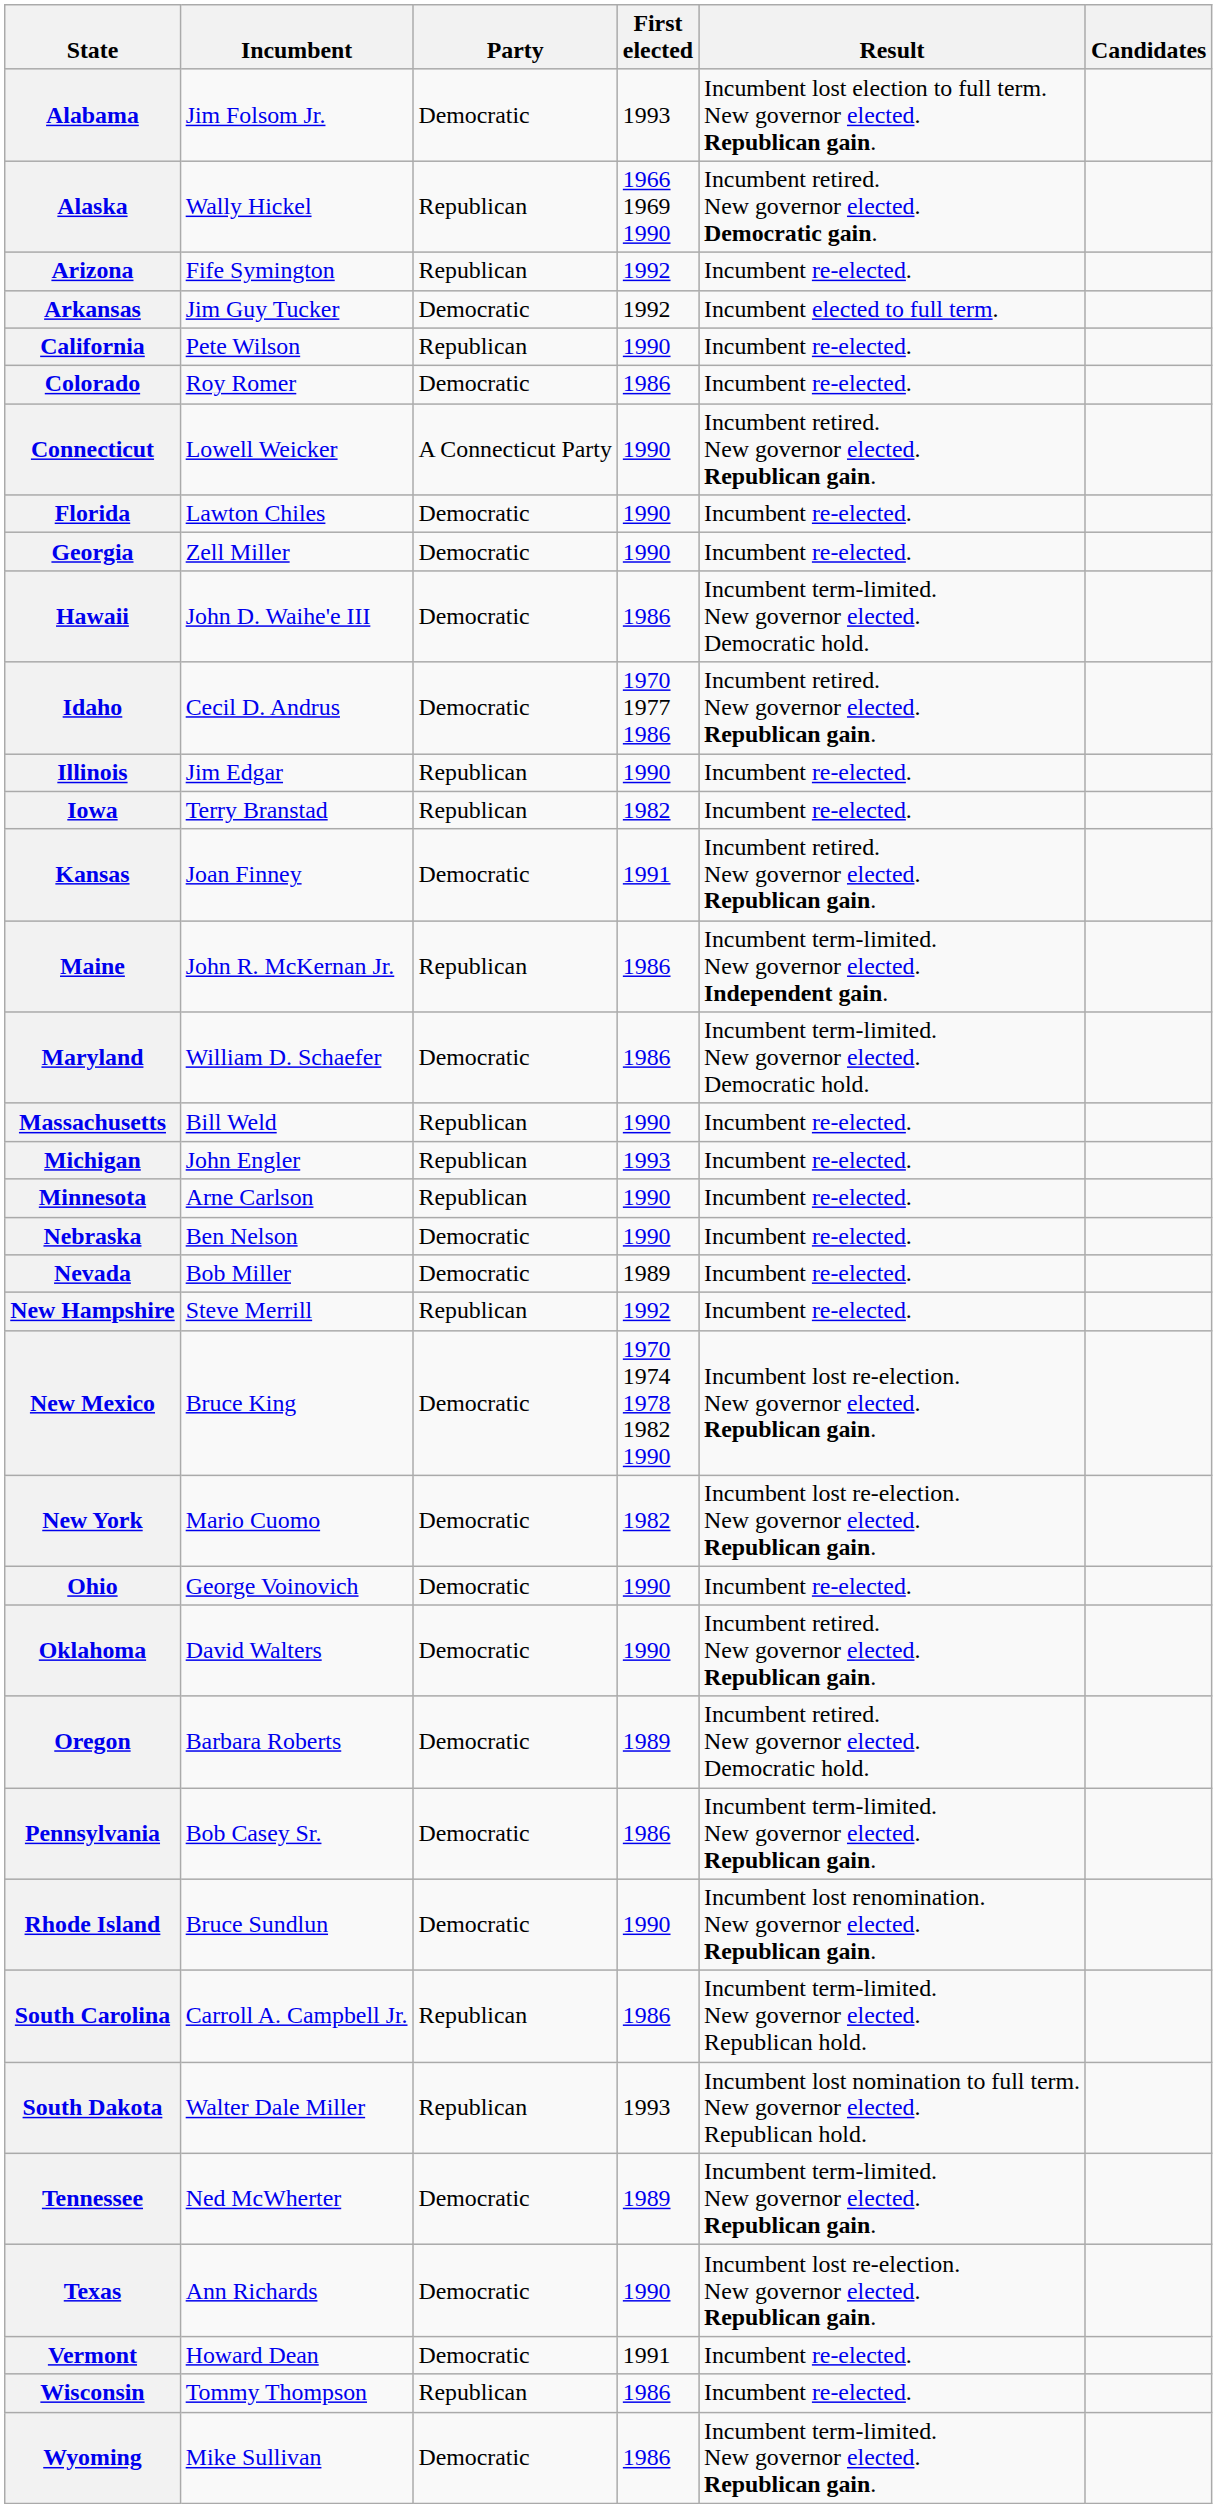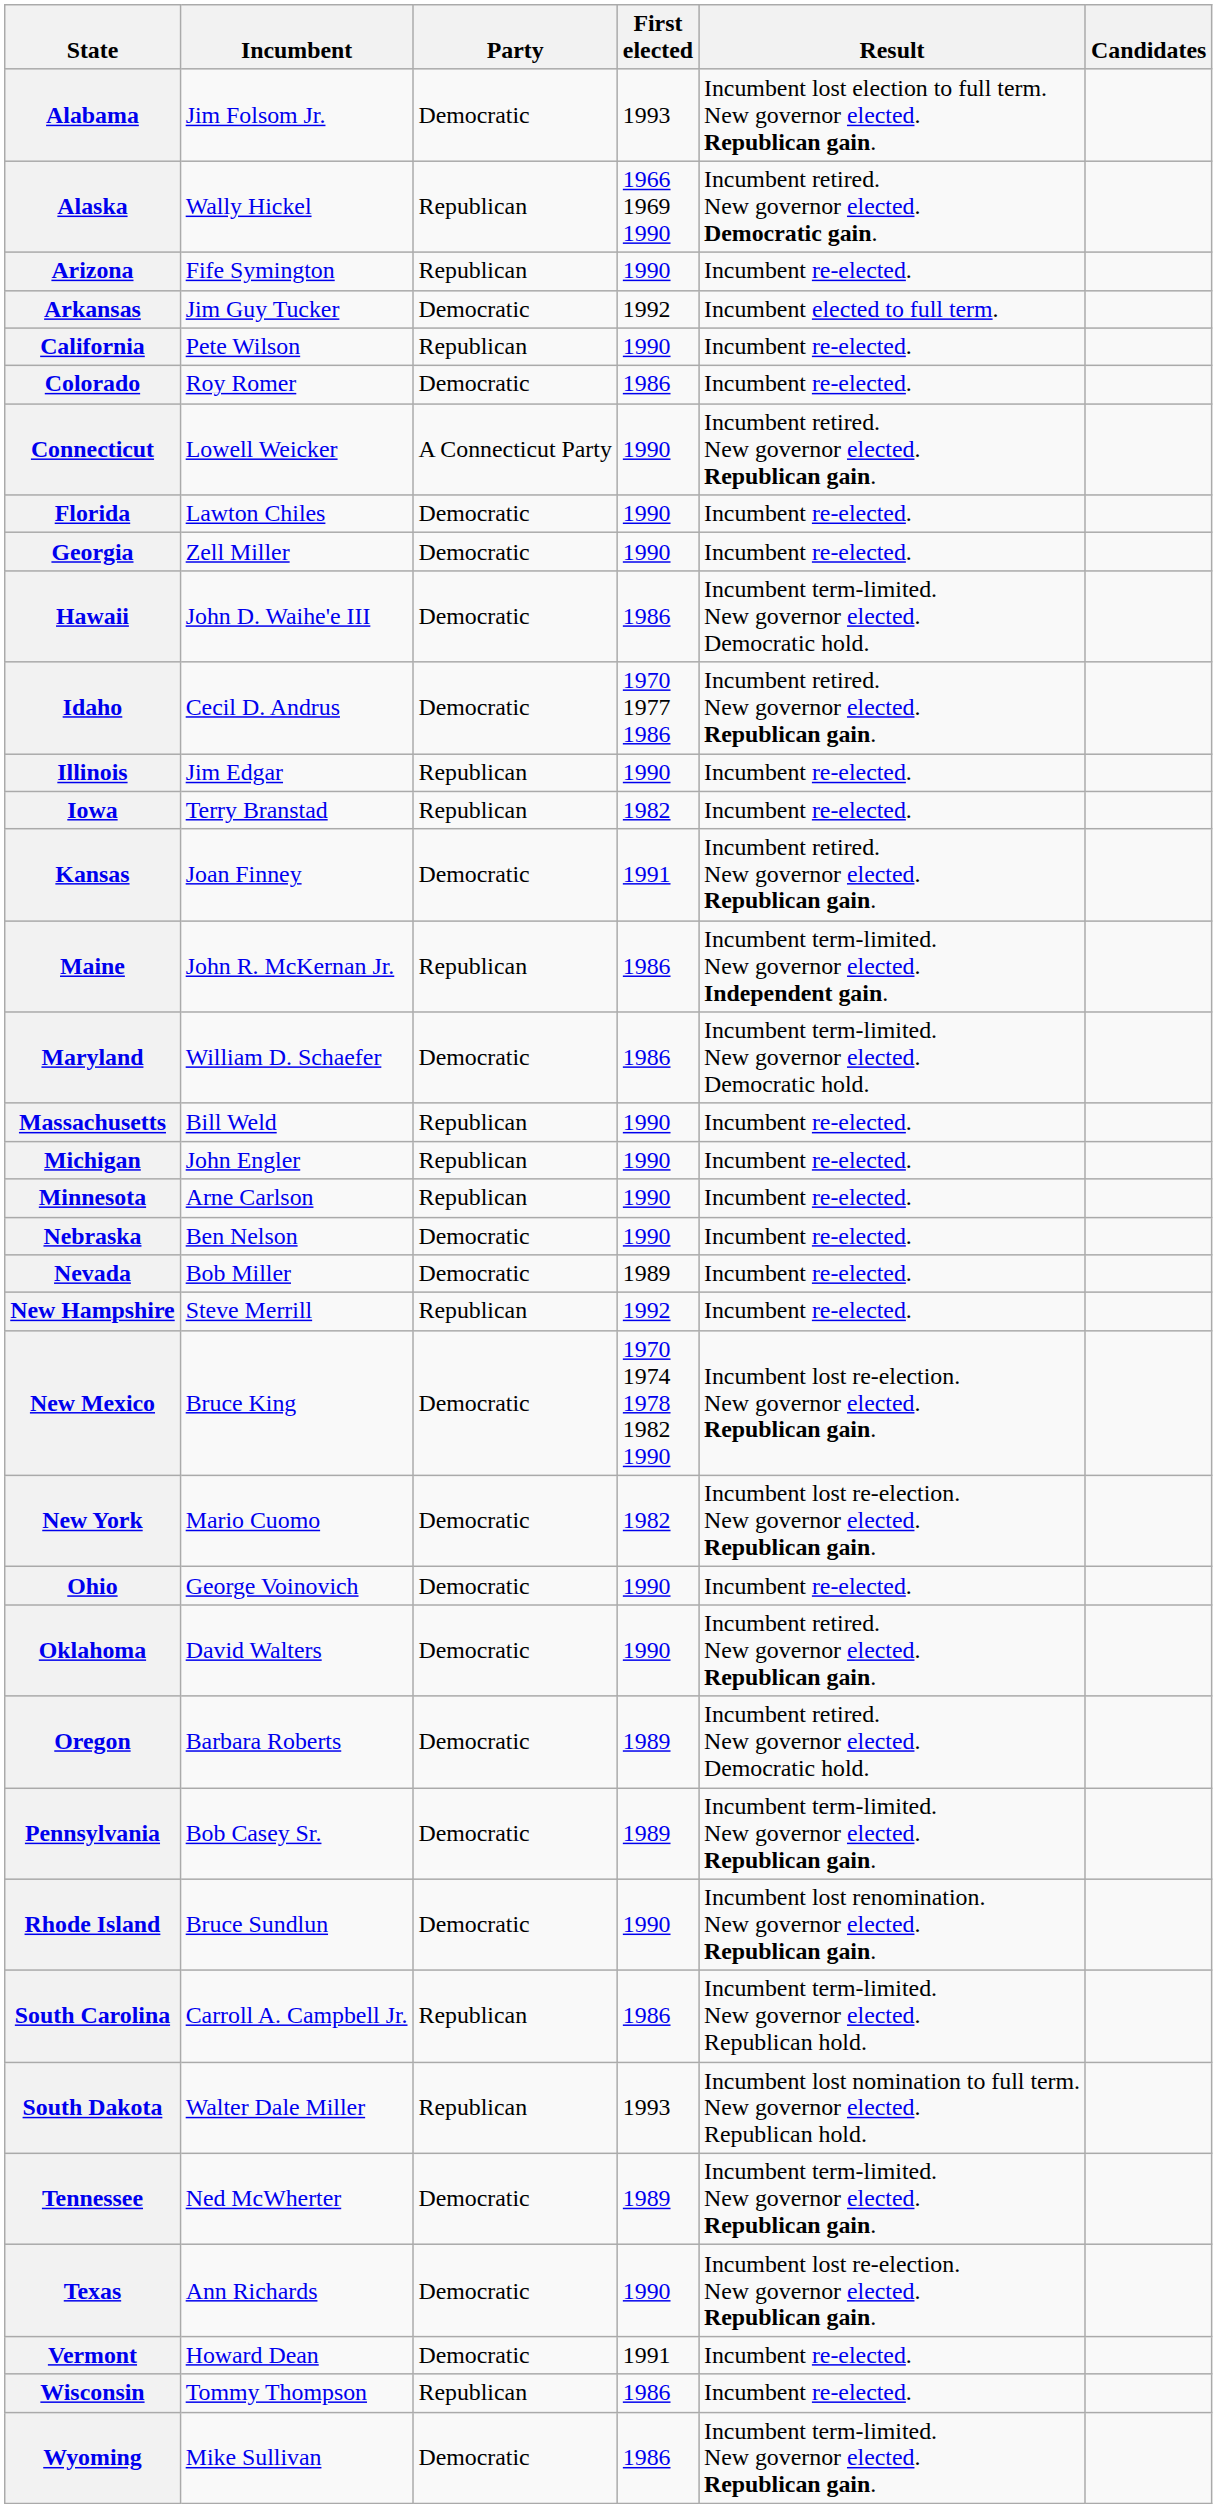(647, 270) 1992 -> (647, 270) 1990
(647, 1159) 1993 -> (647, 1159) 1990
(647, 1833) 1986 -> (647, 1833) 1989
